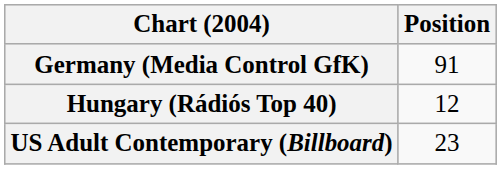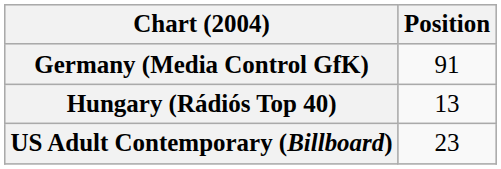(447, 103) 12 -> (447, 103) 13
